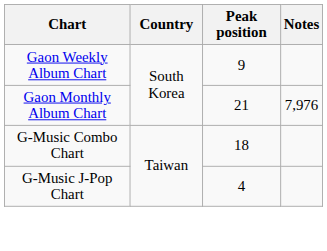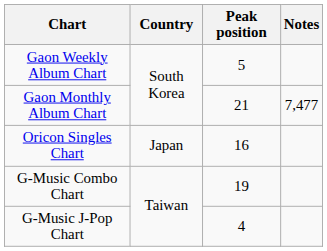(241, 65) 9 -> (241, 65) 5
(301, 105) 7,976 -> (301, 105) 7,477
+ row: (67, 145)
(241, 145) 18 -> (241, 186) 19
